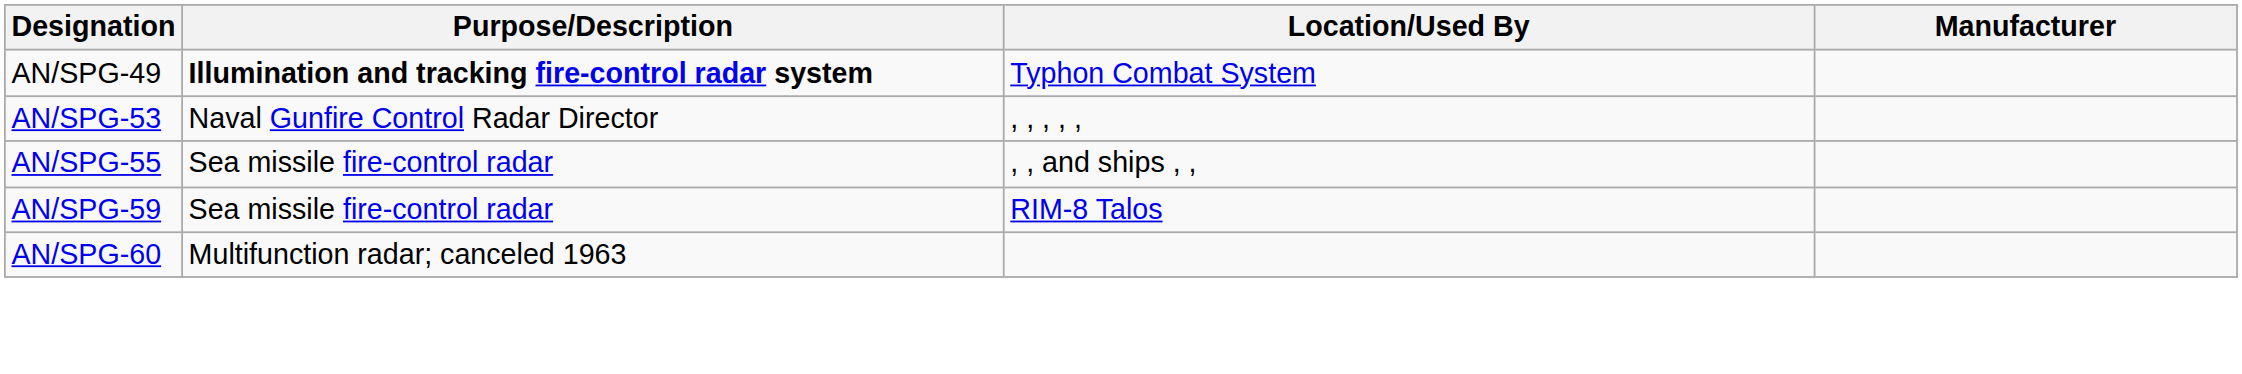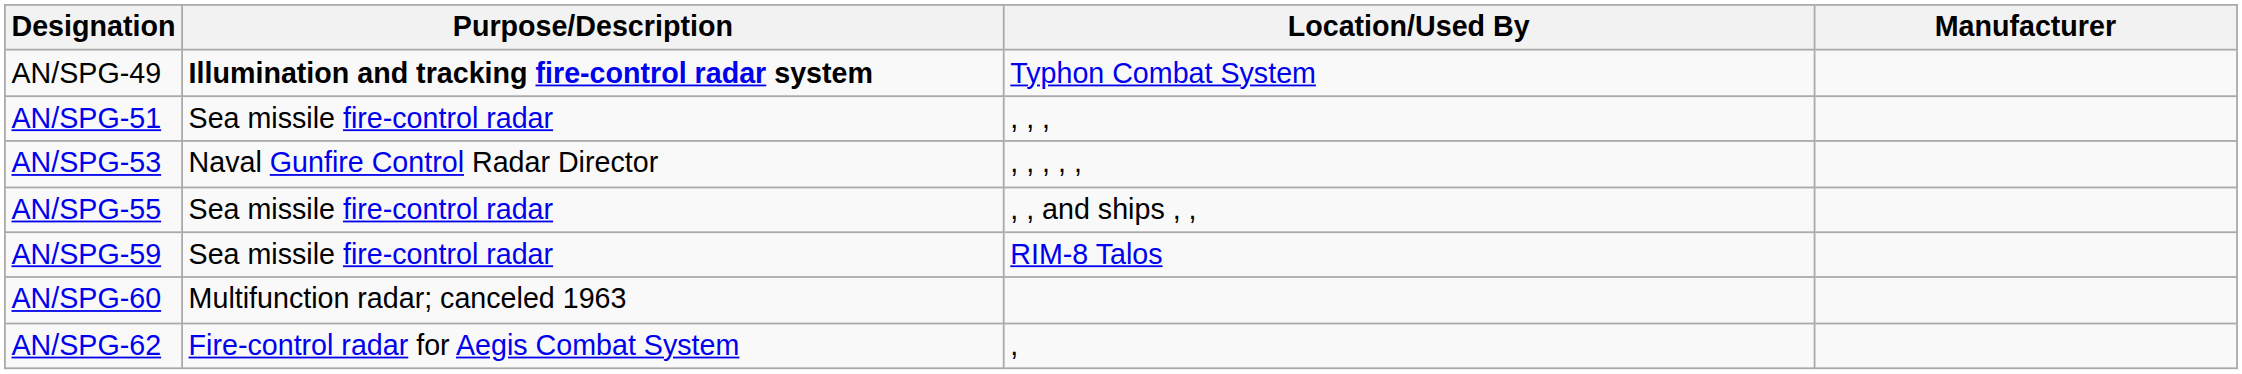+ row: (86, 118)
+ row: (86, 345)
